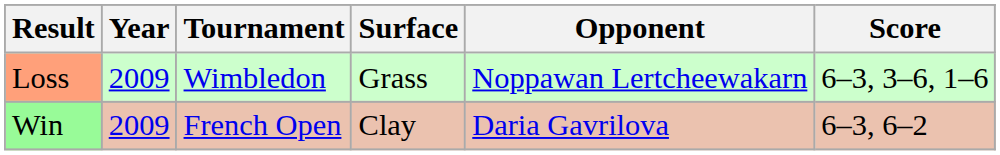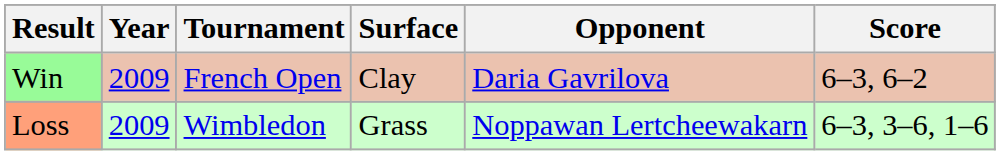rows swapped: (38, 125) <-> (41, 76)
